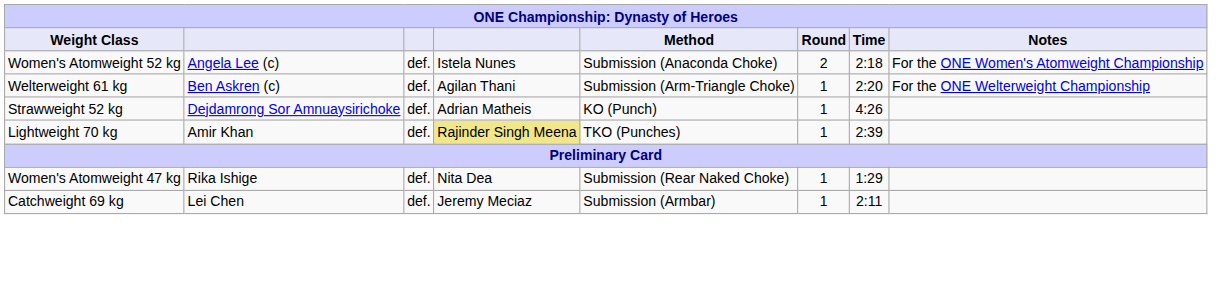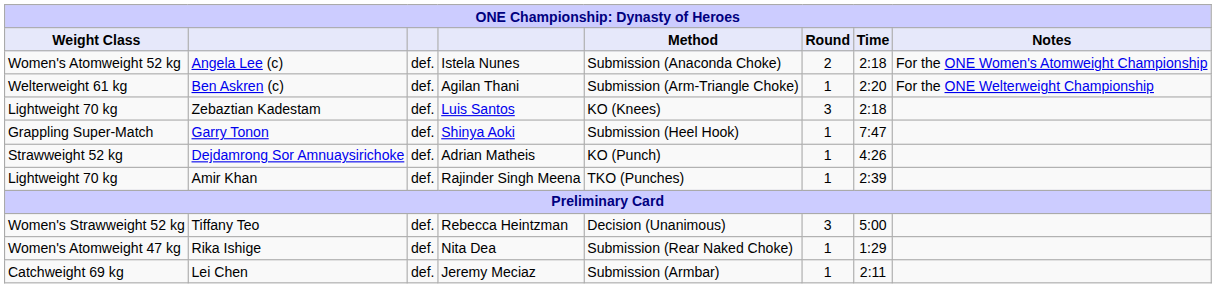+ row: (256, 109)
+ row: (230, 132)
(507, 132) khaki background -> (511, 178) no background
+ row: (225, 225)
